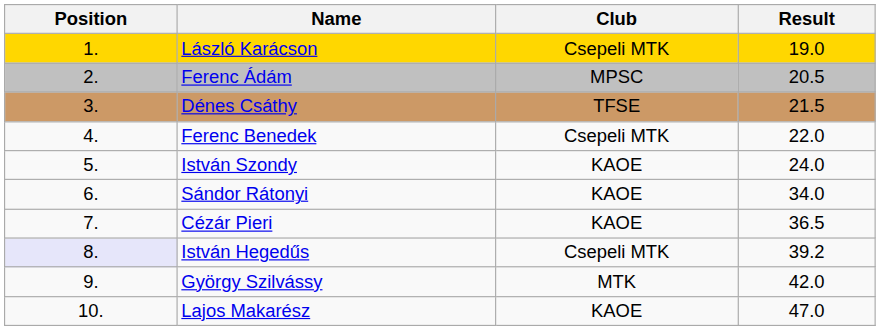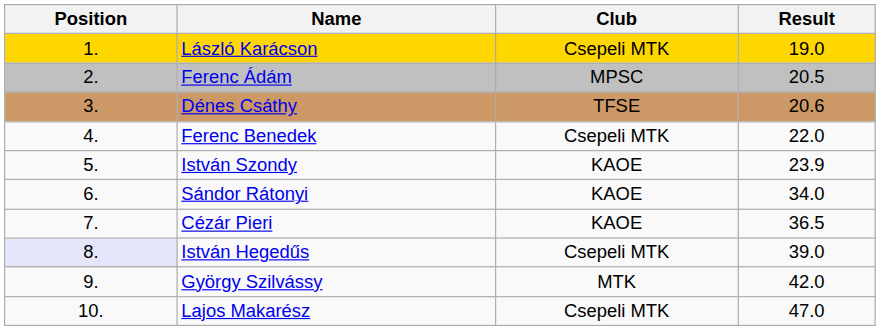(807, 106) 21.5 -> (807, 106) 20.6
(807, 164) 24.0 -> (807, 164) 23.9
(807, 252) 39.2 -> (807, 252) 39.0
(617, 310) KAOE -> (617, 310) Csepeli MTK
